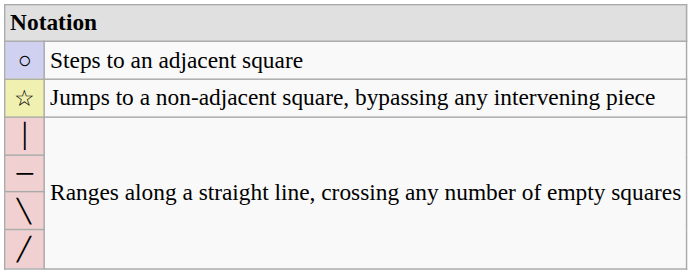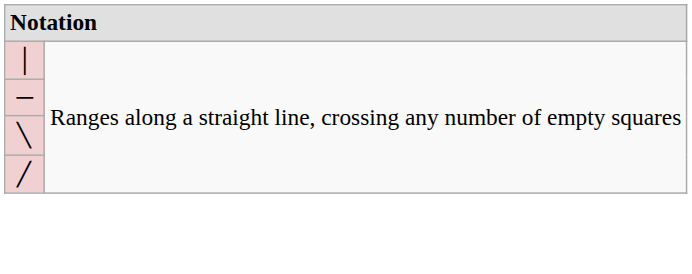- row: (25, 60)
- row: (25, 98)
